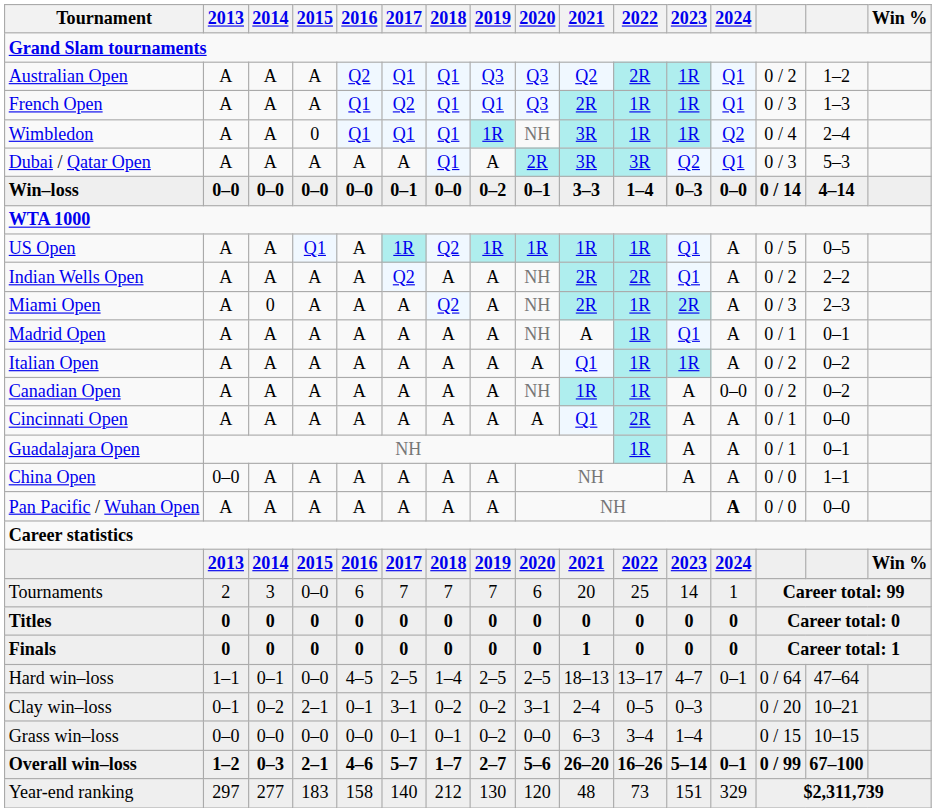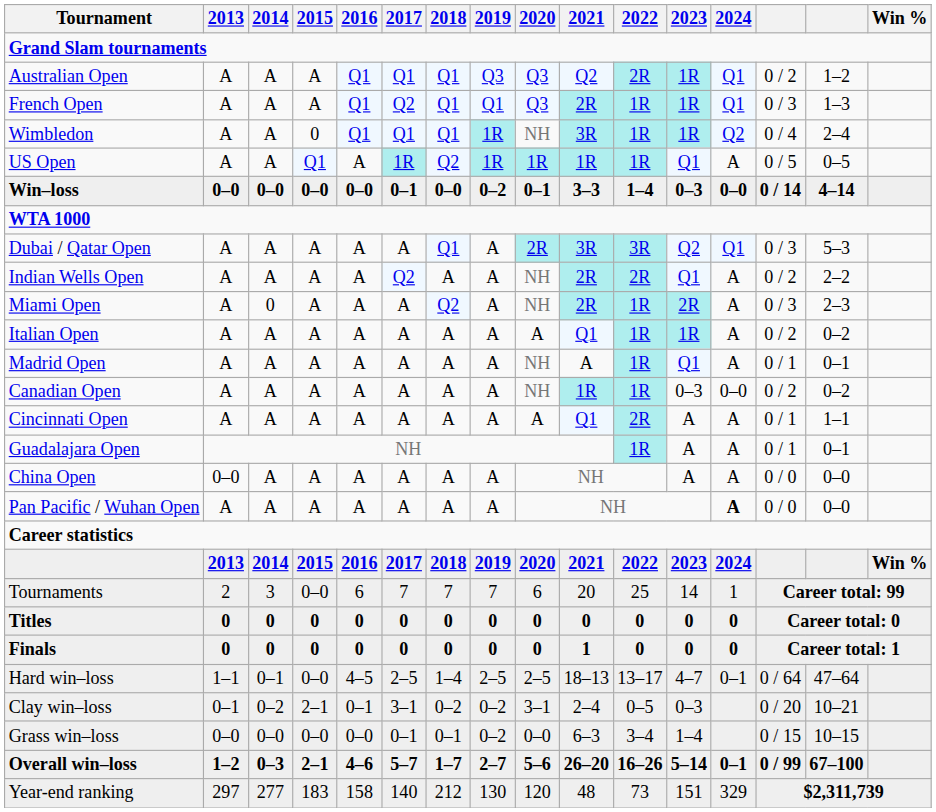(359, 76) Q2 -> (359, 76) Q1
rows swapped: (42, 248) <-> (80, 162)
rows swapped: (57, 334) <-> (54, 362)
(689, 391) A -> (689, 391) 0–3
(836, 420) 0–0 -> (836, 420) 1–1
(836, 477) 1–1 -> (836, 477) 0–0
